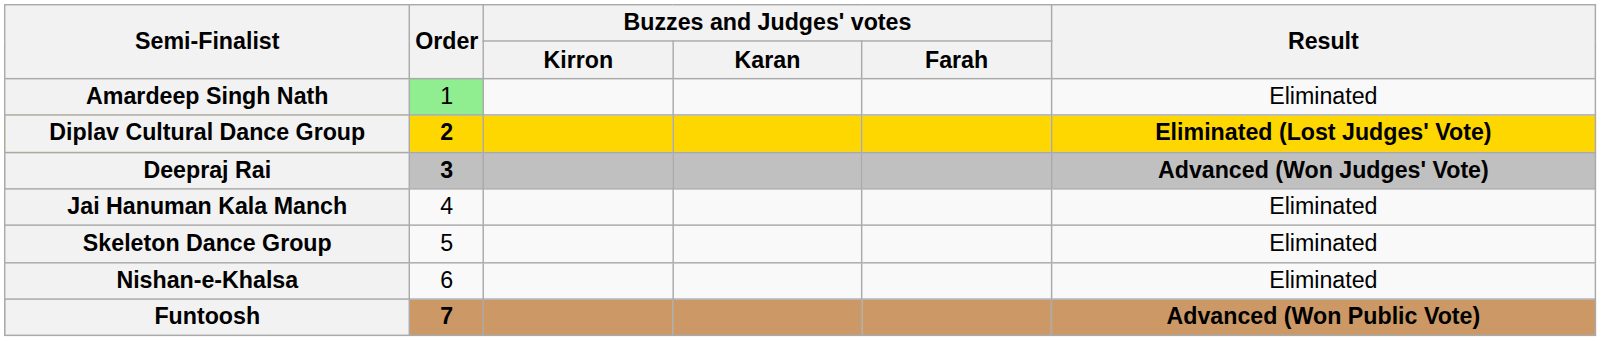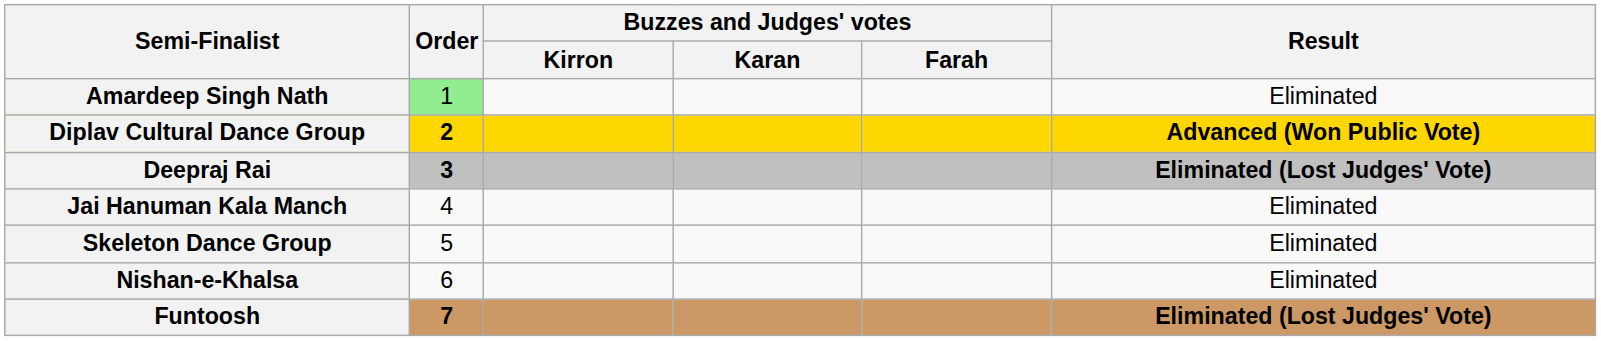(1323, 133) Eliminated (Lost Judges' Vote) -> (1323, 133) Advanced (Won Public Vote)
(1323, 170) Advanced (Won Judges' Vote) -> (1323, 170) Eliminated (Lost Judges' Vote)
(1323, 317) Advanced (Won Public Vote) -> (1323, 317) Eliminated (Lost Judges' Vote)
